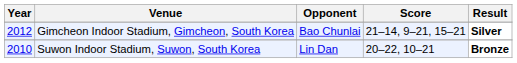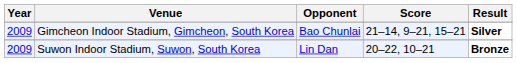(19, 31) 2012 -> (19, 31) 2009
(19, 49) 2010 -> (19, 49) 2009
